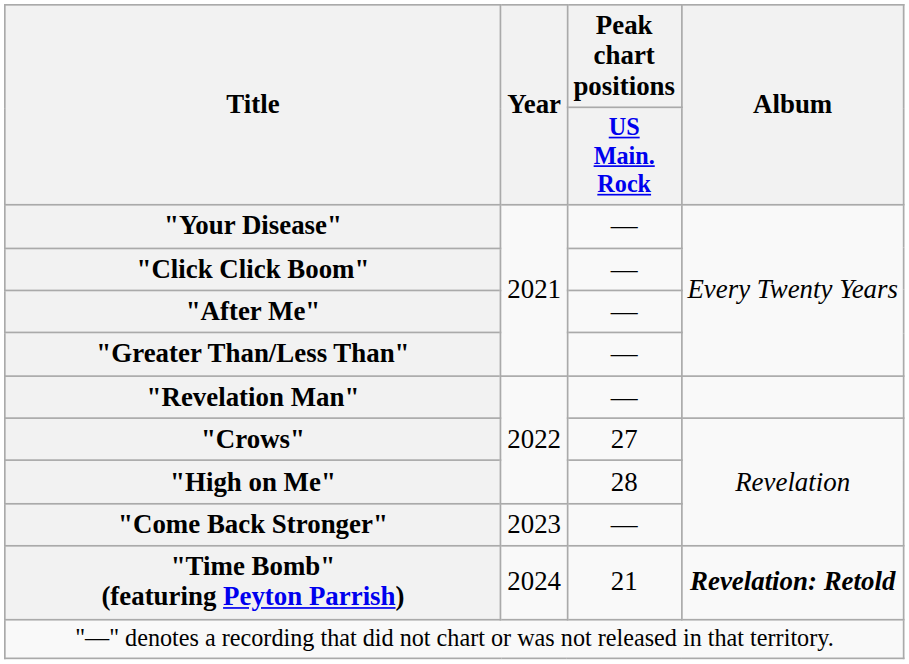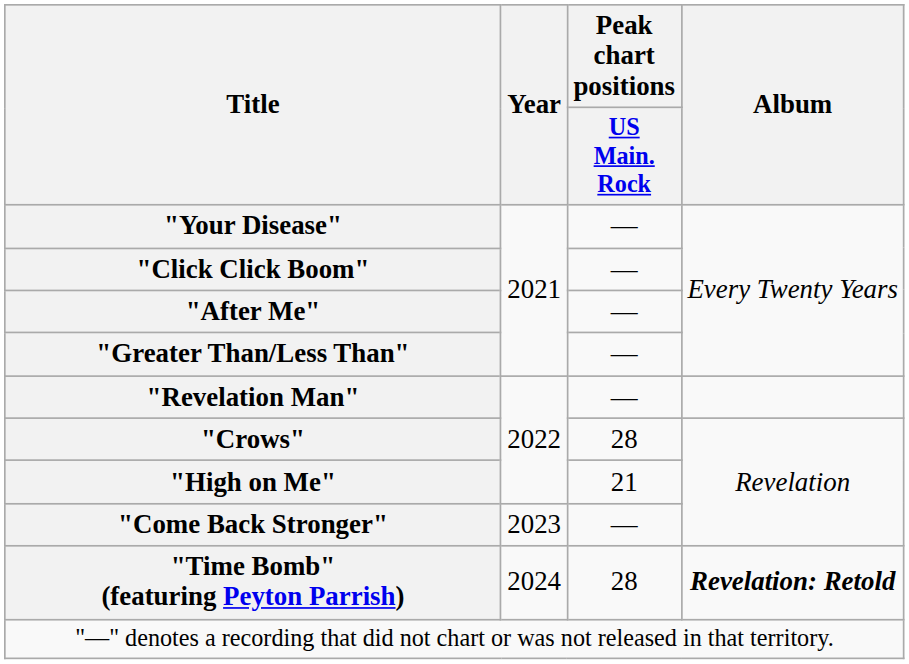(624, 439) 27 -> (624, 439) 28
(624, 481) 28 -> (624, 481) 21
(624, 582) 21 -> (624, 582) 28
